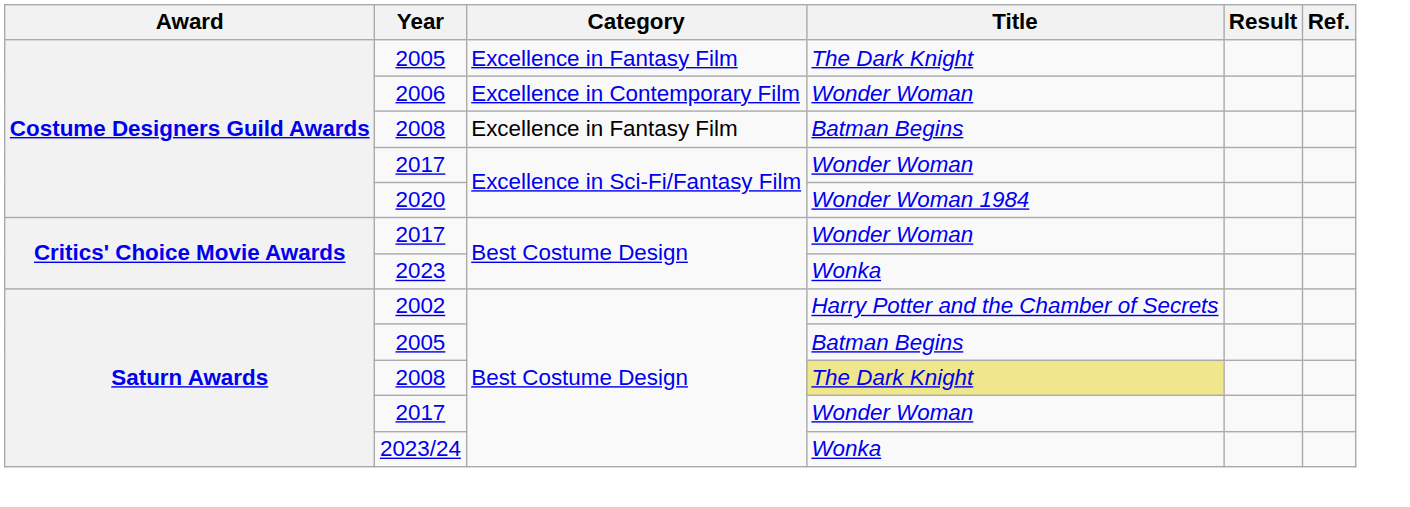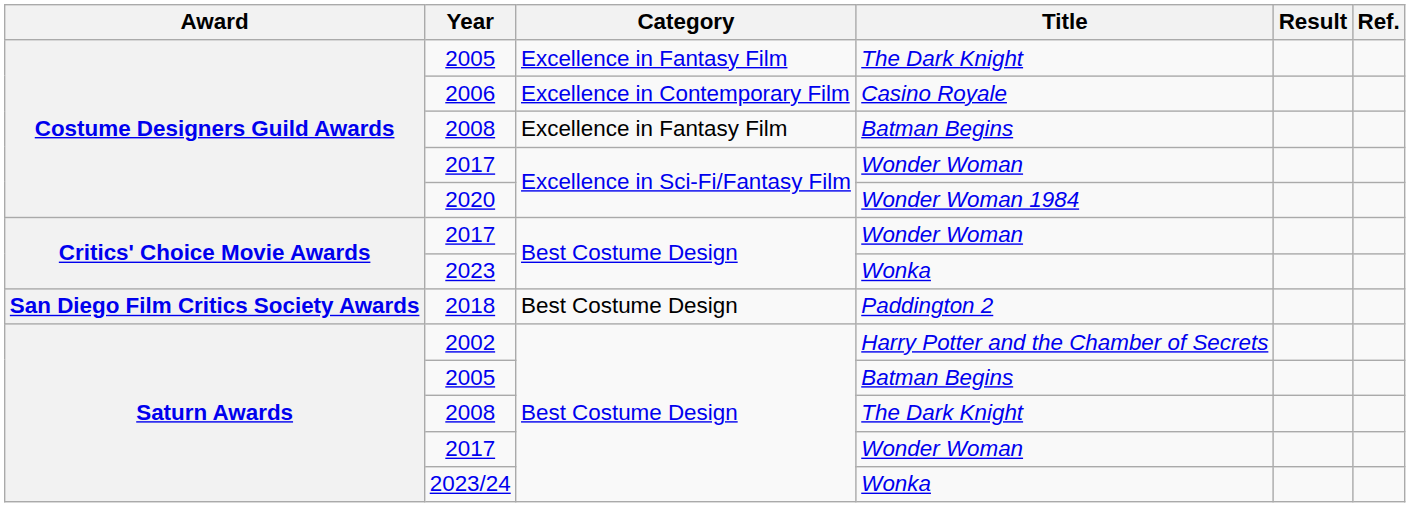(892, 93) Wonder Woman -> (934, 93) Casino Royale
+ row: (215, 306)
(892, 377) khaki background -> (942, 413) no background
